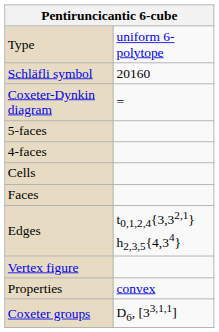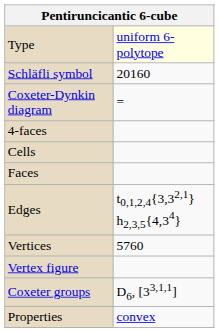(145, 44) no background -> (145, 44) lightyellow background
- row: (27, 131)
+ row: (29, 245)
rows swapped: (49, 313) <-> (35, 288)
